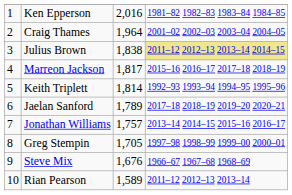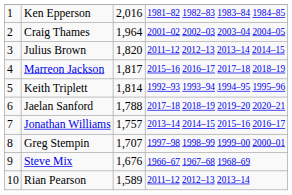(129, 50) 1,838 -> (129, 50) 1,820
(216, 50) khaki background -> (216, 50) no background
(129, 106) 1,789 -> (129, 106) 1,788
(129, 143) 1,705 -> (129, 143) 1,707
